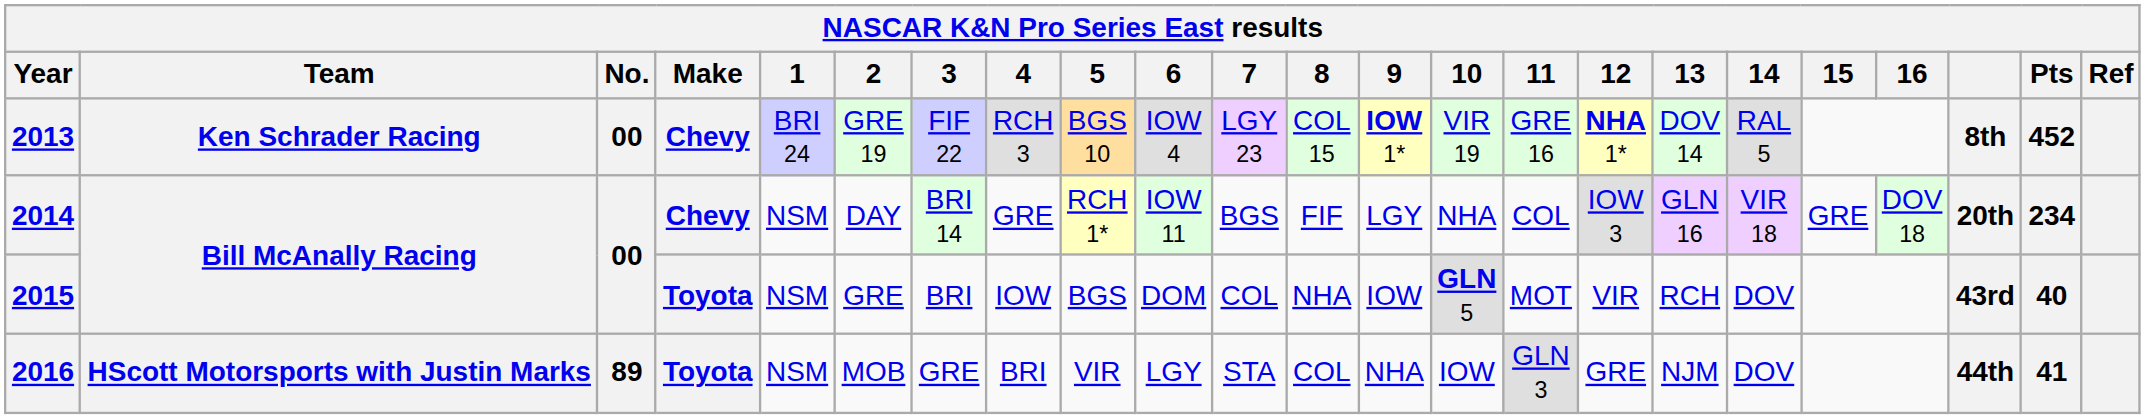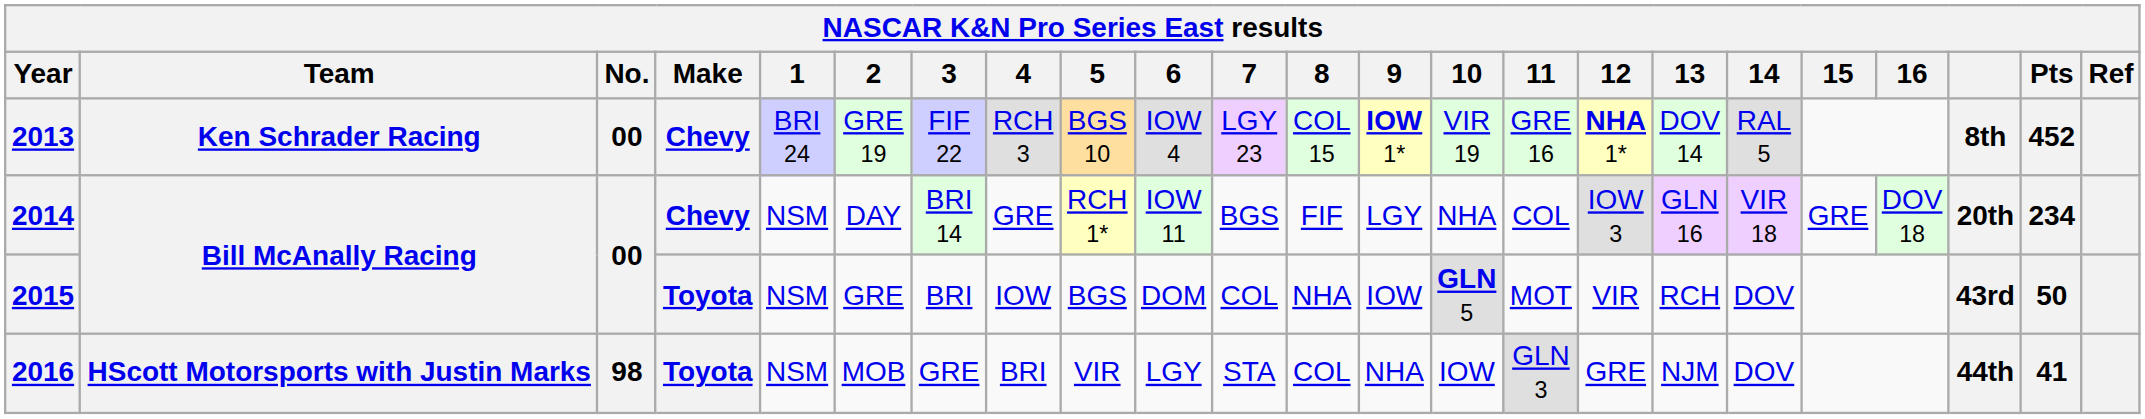(2052, 294) 40 -> (2052, 294) 50
(627, 373) 89 -> (627, 373) 98
